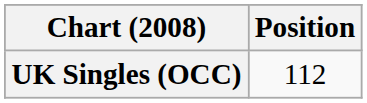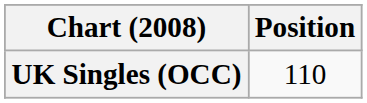(305, 73) 112 -> (305, 73) 110
